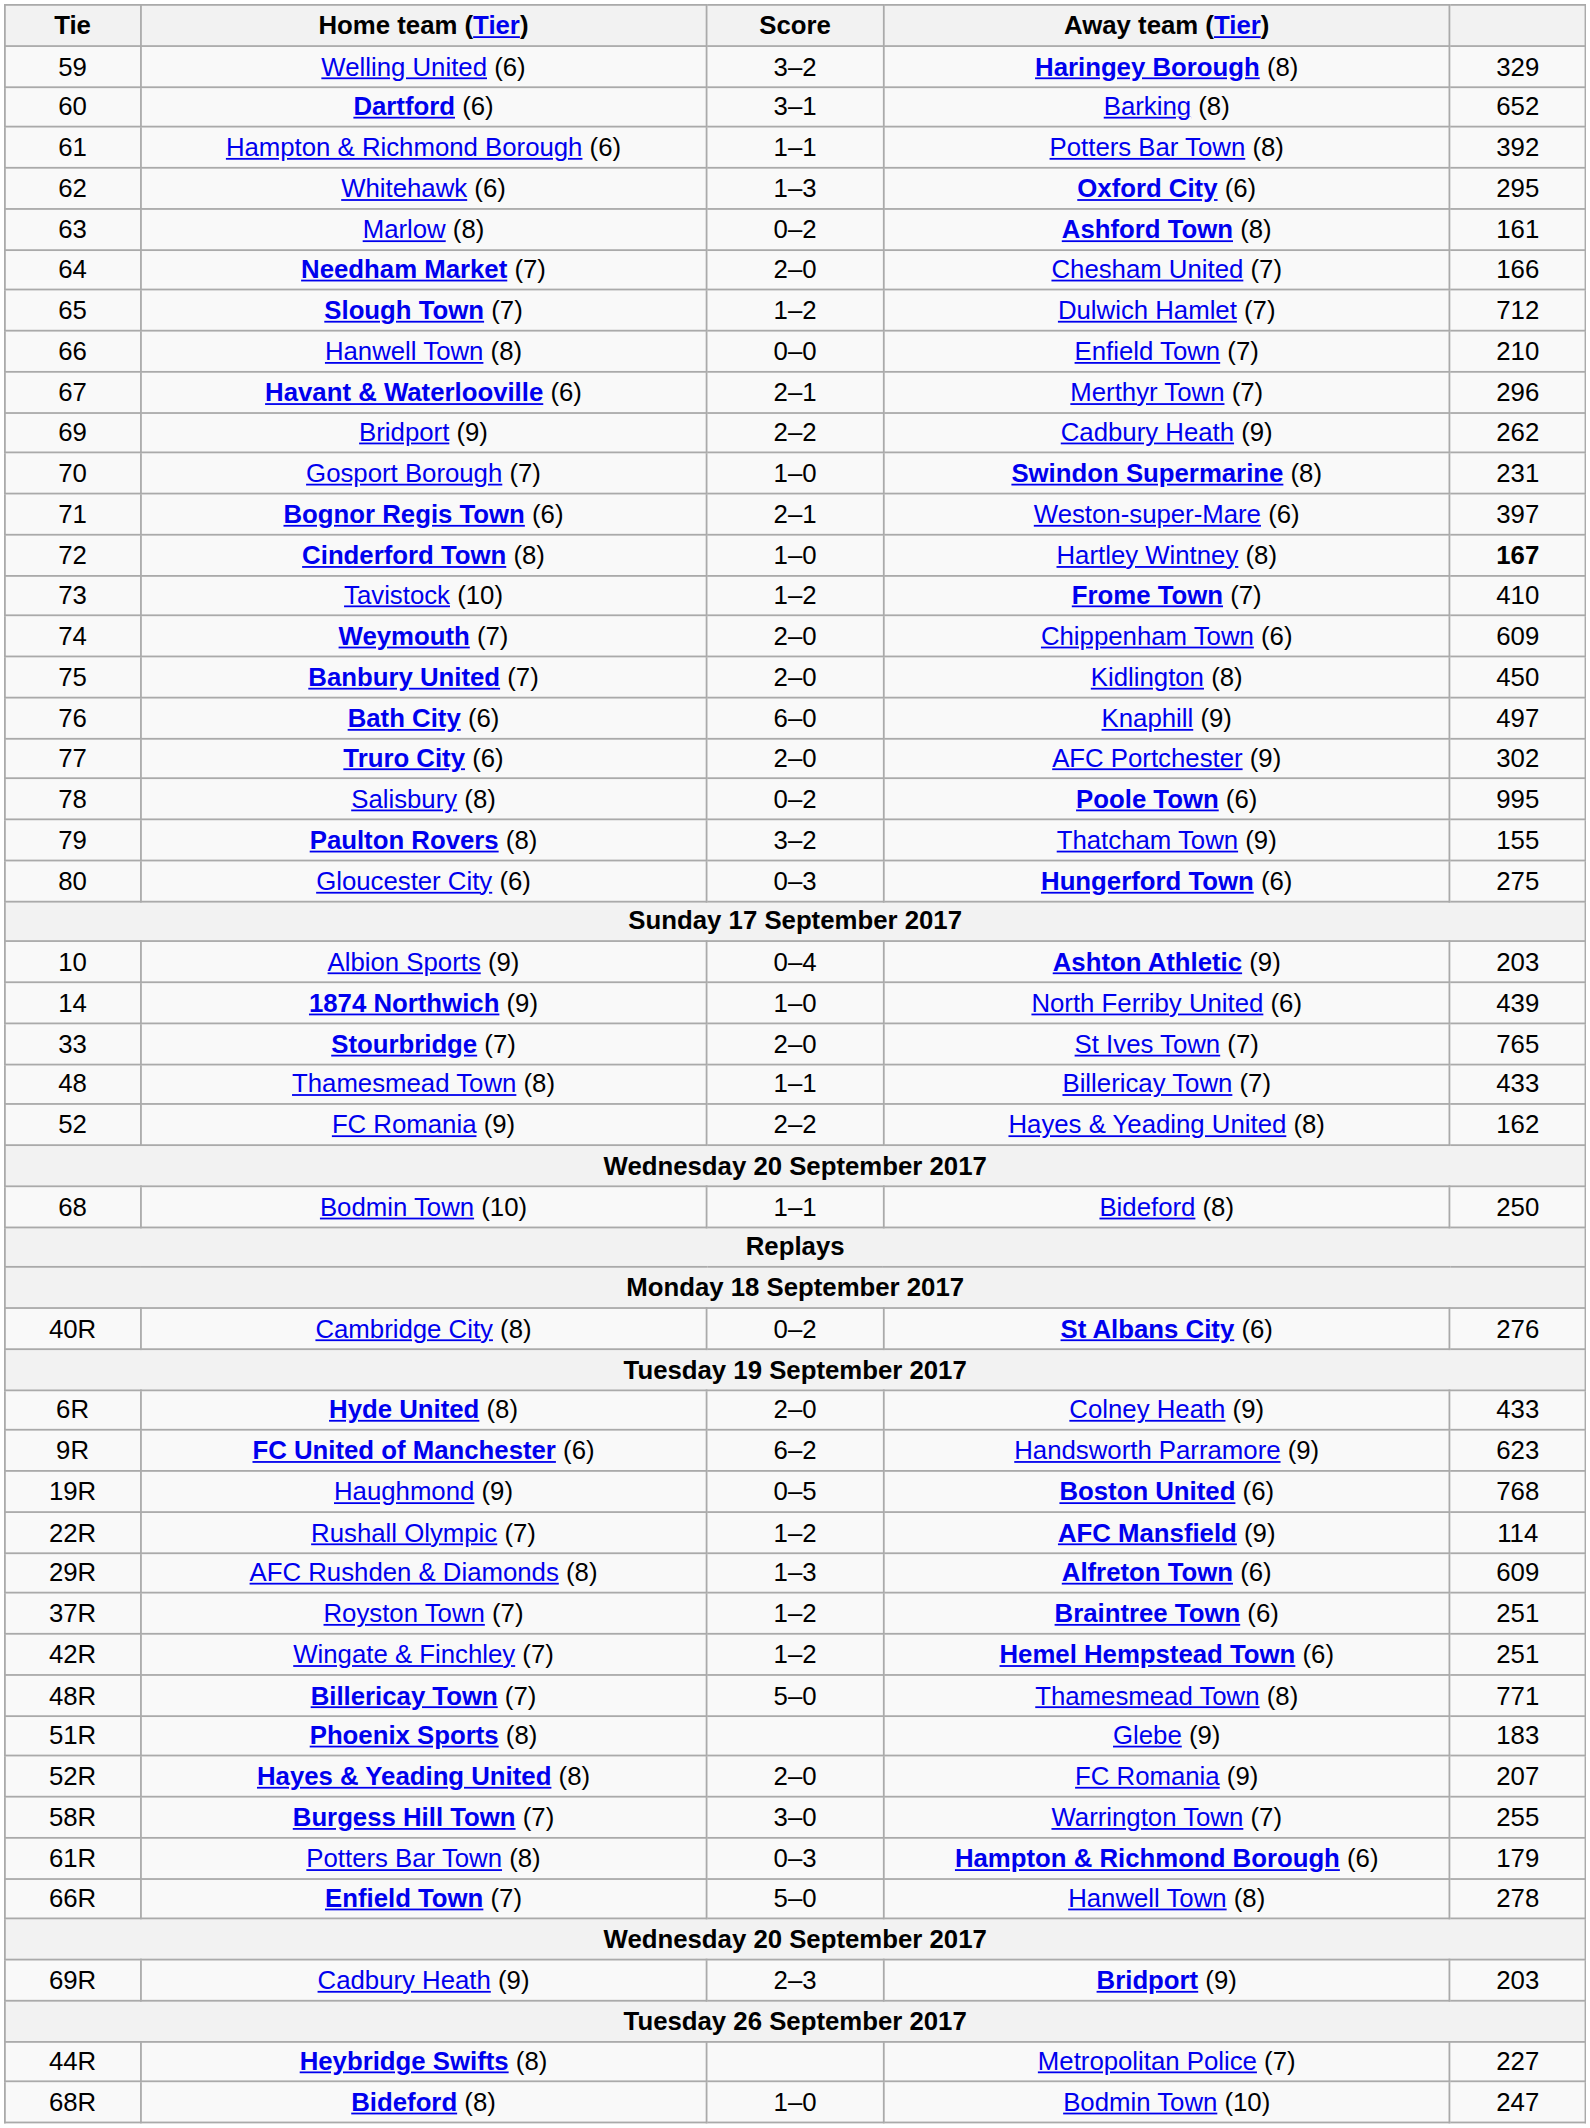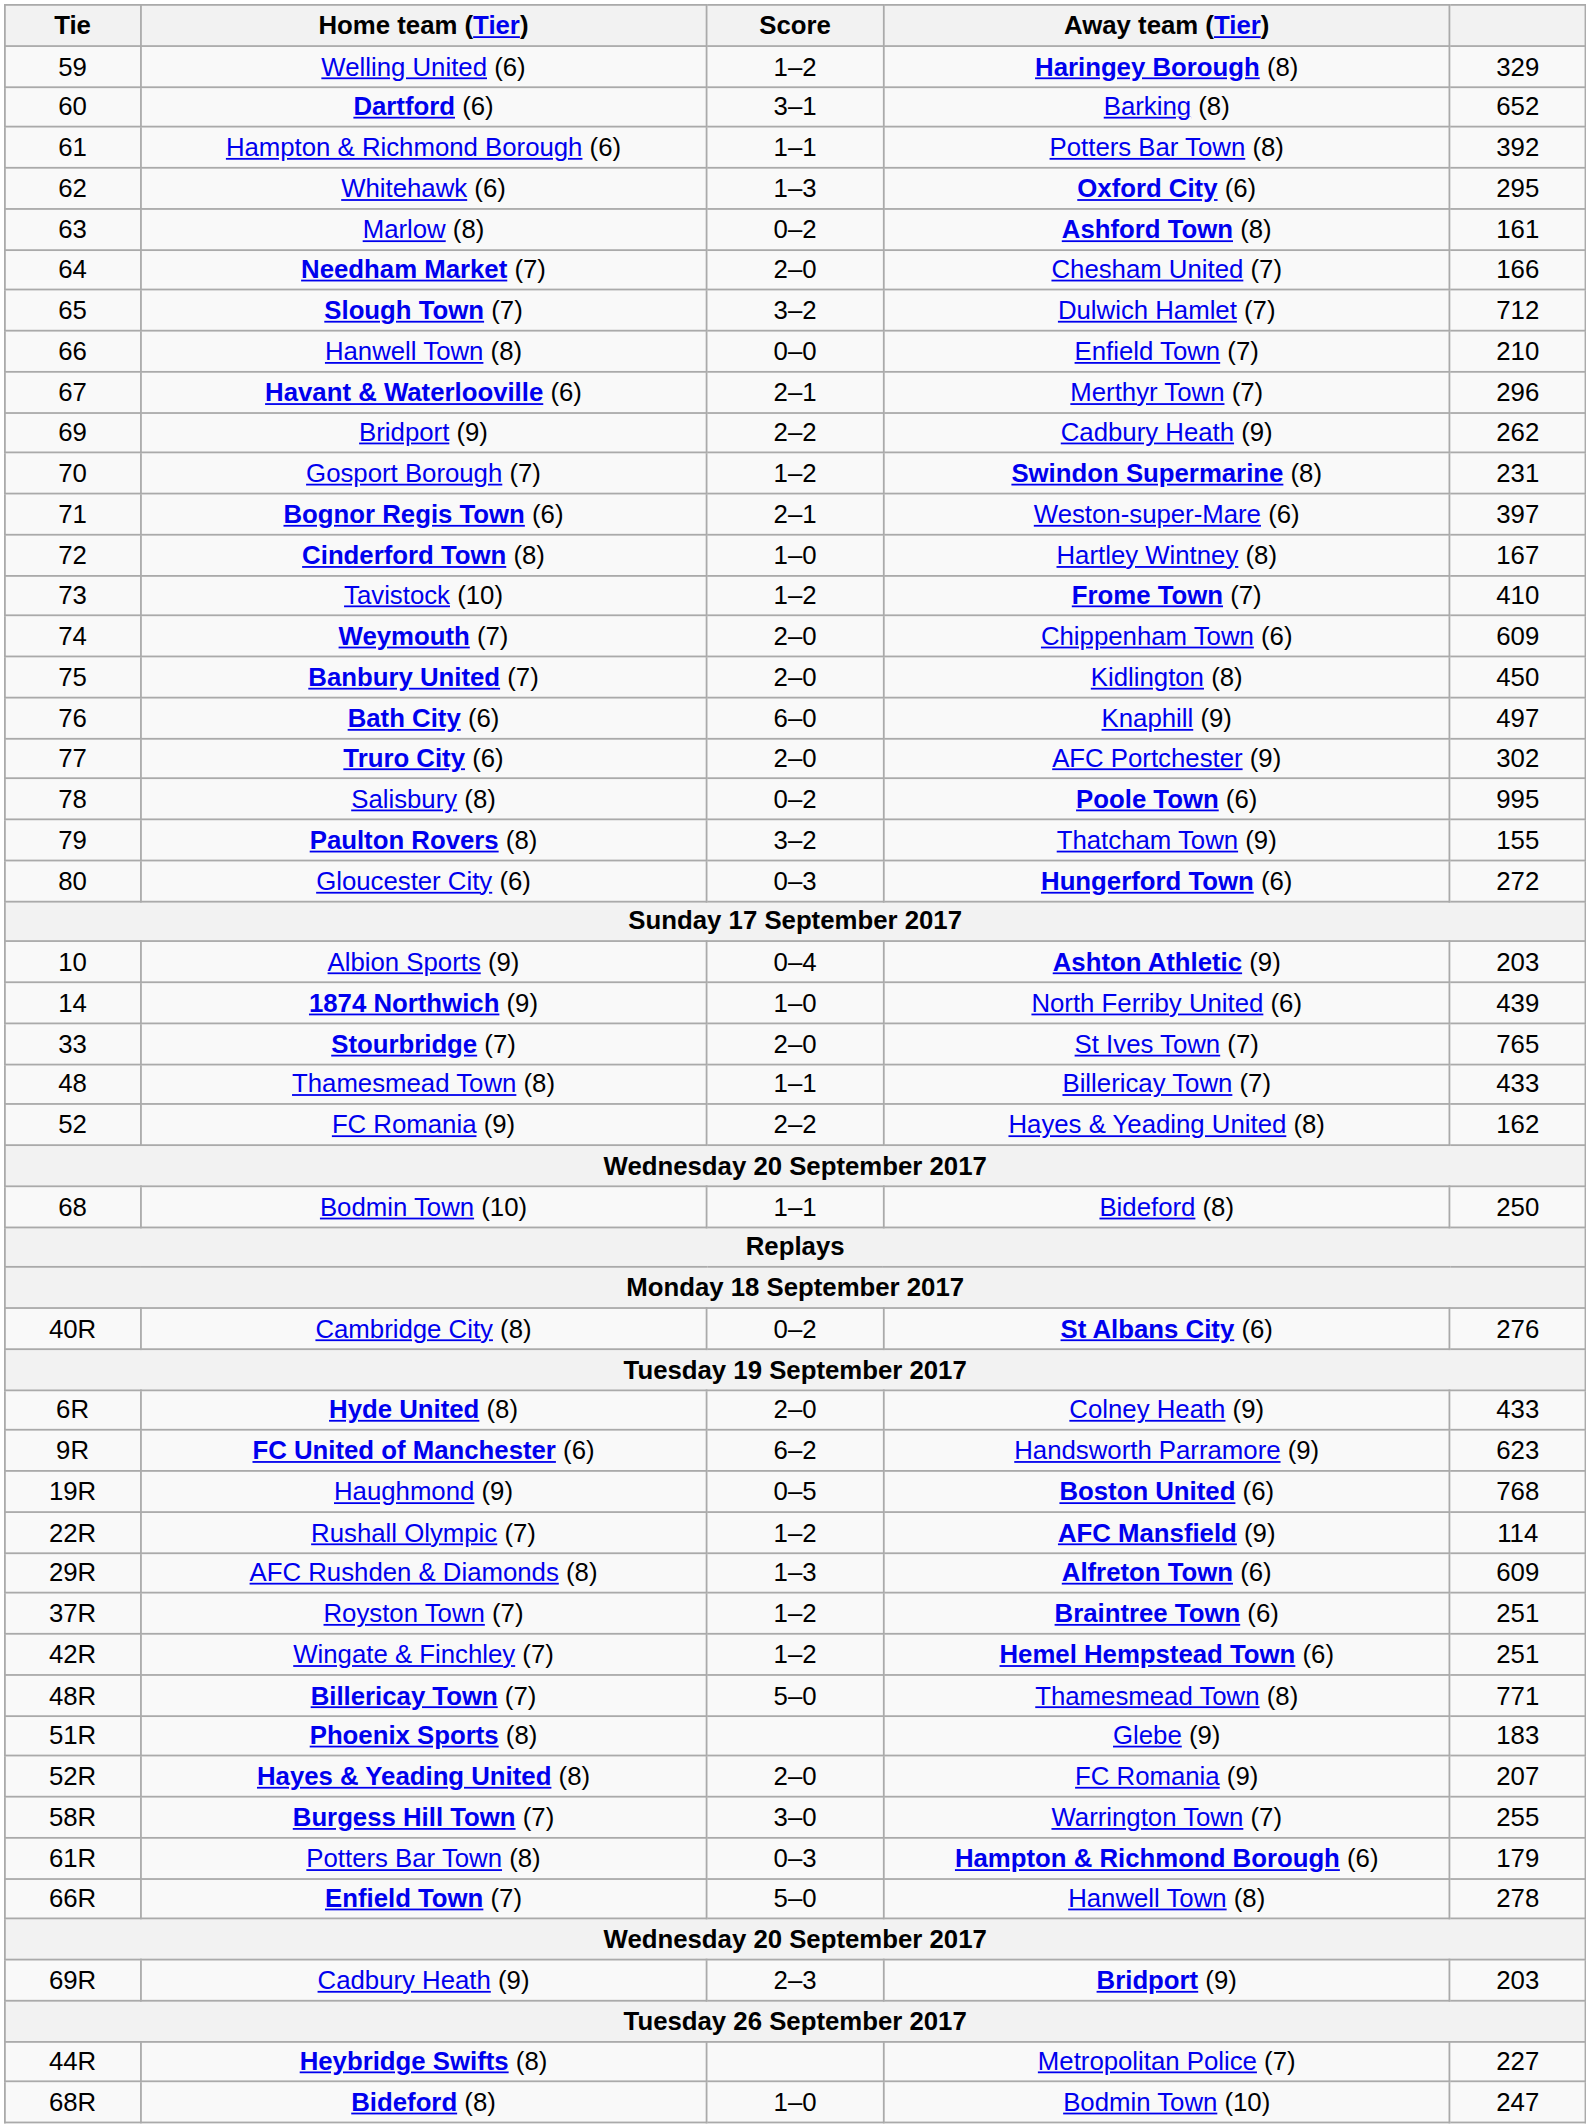(795, 66) 3–2 -> (795, 66) 1–2
(795, 311) 1–2 -> (795, 311) 3–2
(795, 474) 1–0 -> (795, 474) 1–2
(1518, 555) bold -> (1518, 555) normal
(1518, 881) 275 -> (1518, 881) 272
